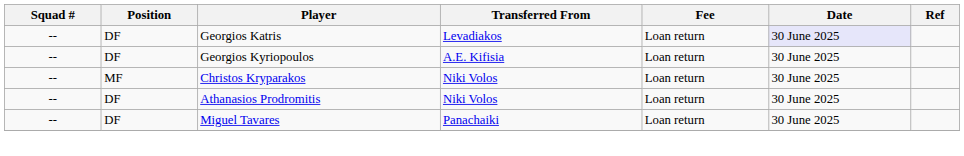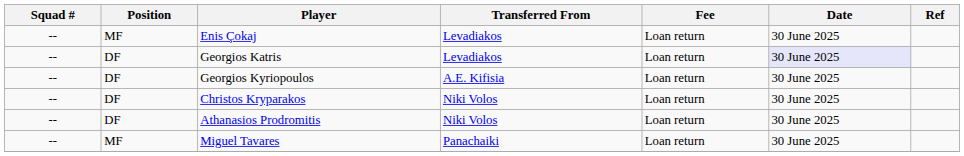+ row: (228, 36)
(113, 78) MF -> (112, 99) DF
(112, 120) DF -> (113, 141) MF
